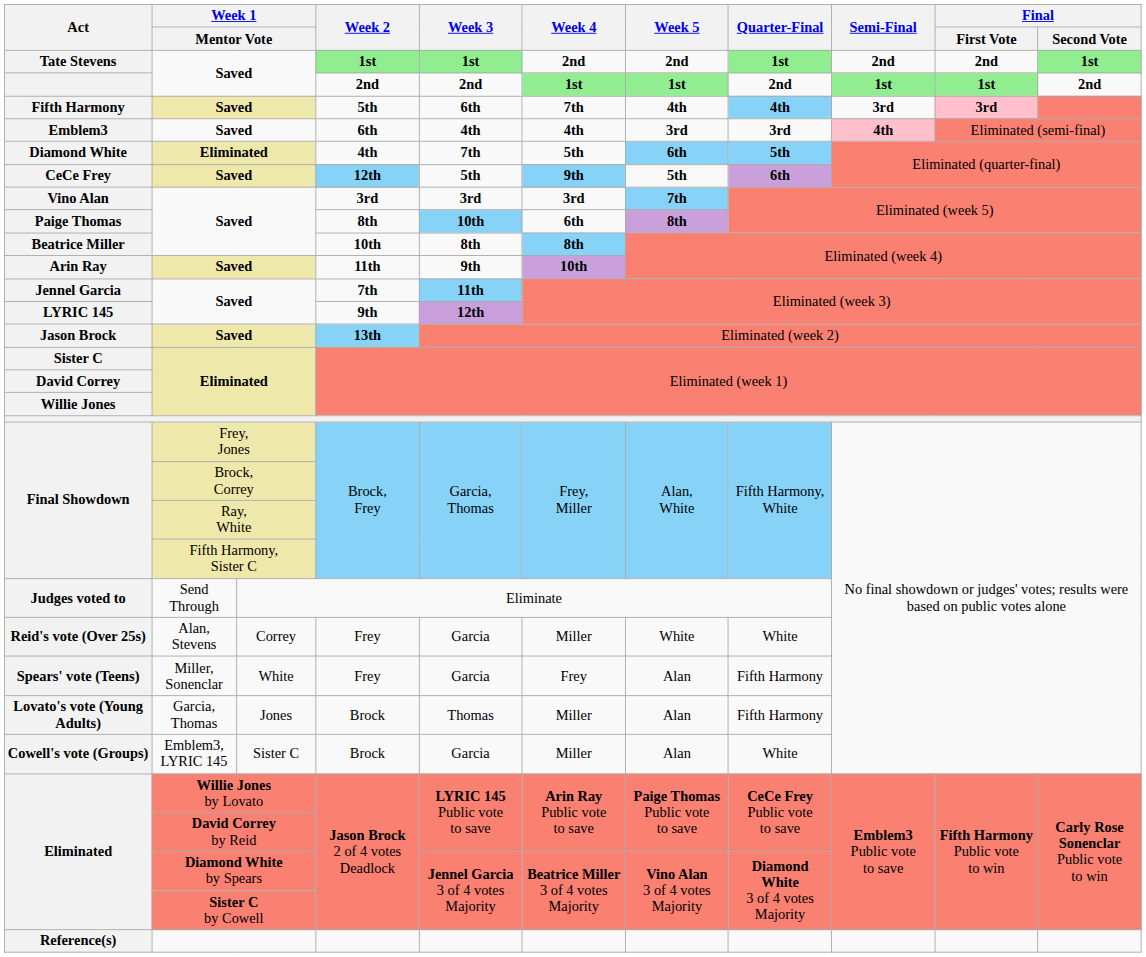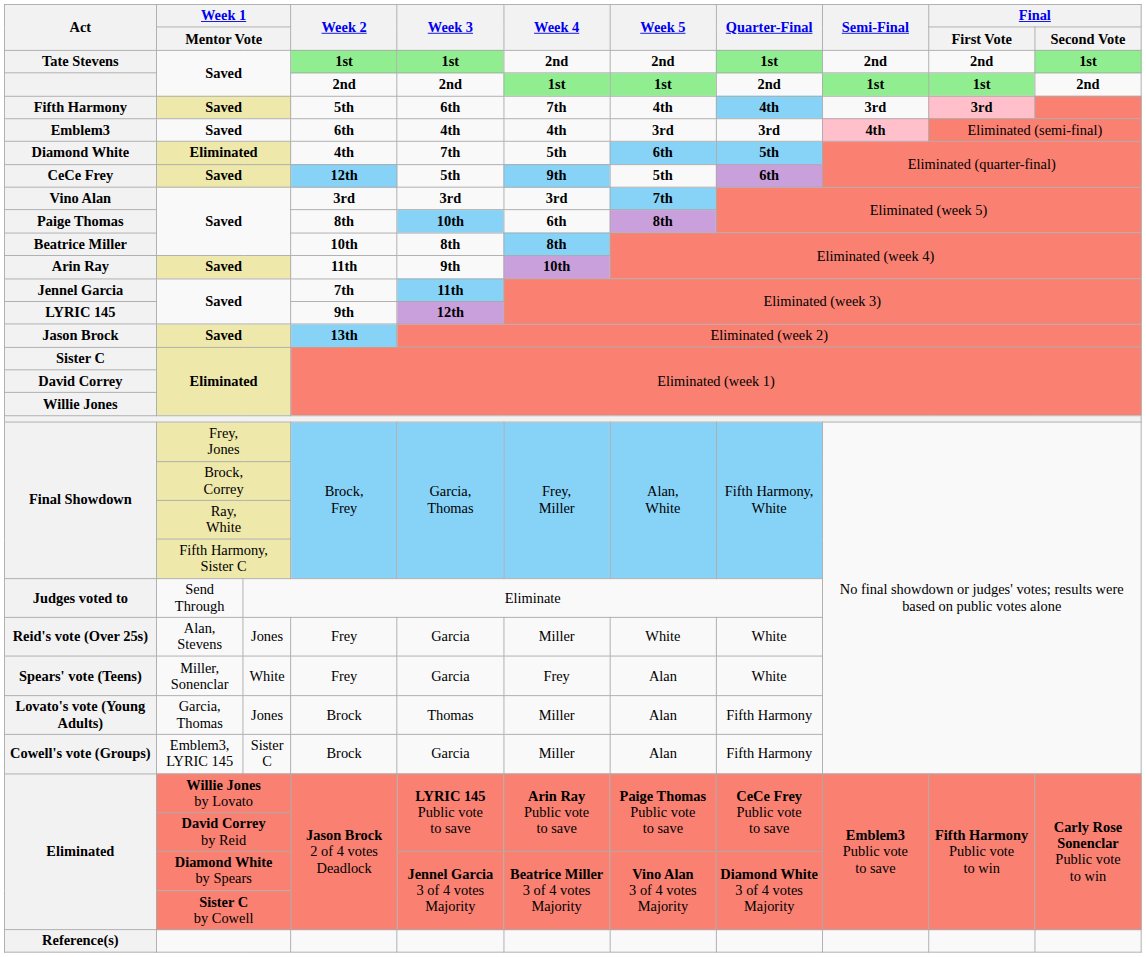(276, 636) Correy -> (267, 636) Jones
(780, 675) Fifth Harmony -> (769, 675) White
(780, 754) White -> (769, 754) Fifth Harmony
